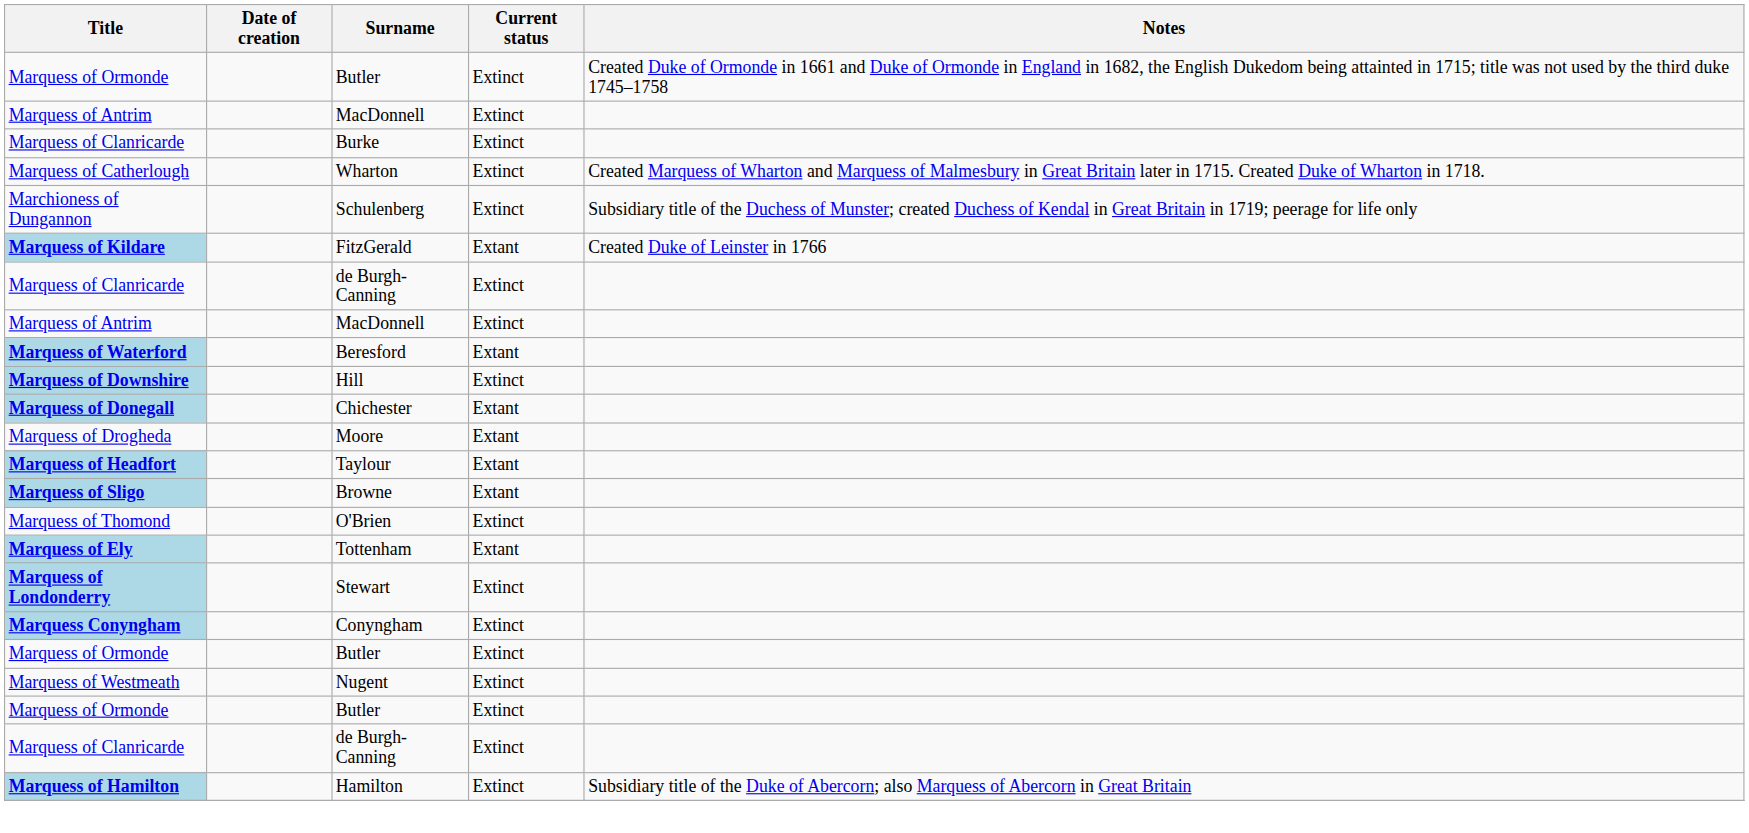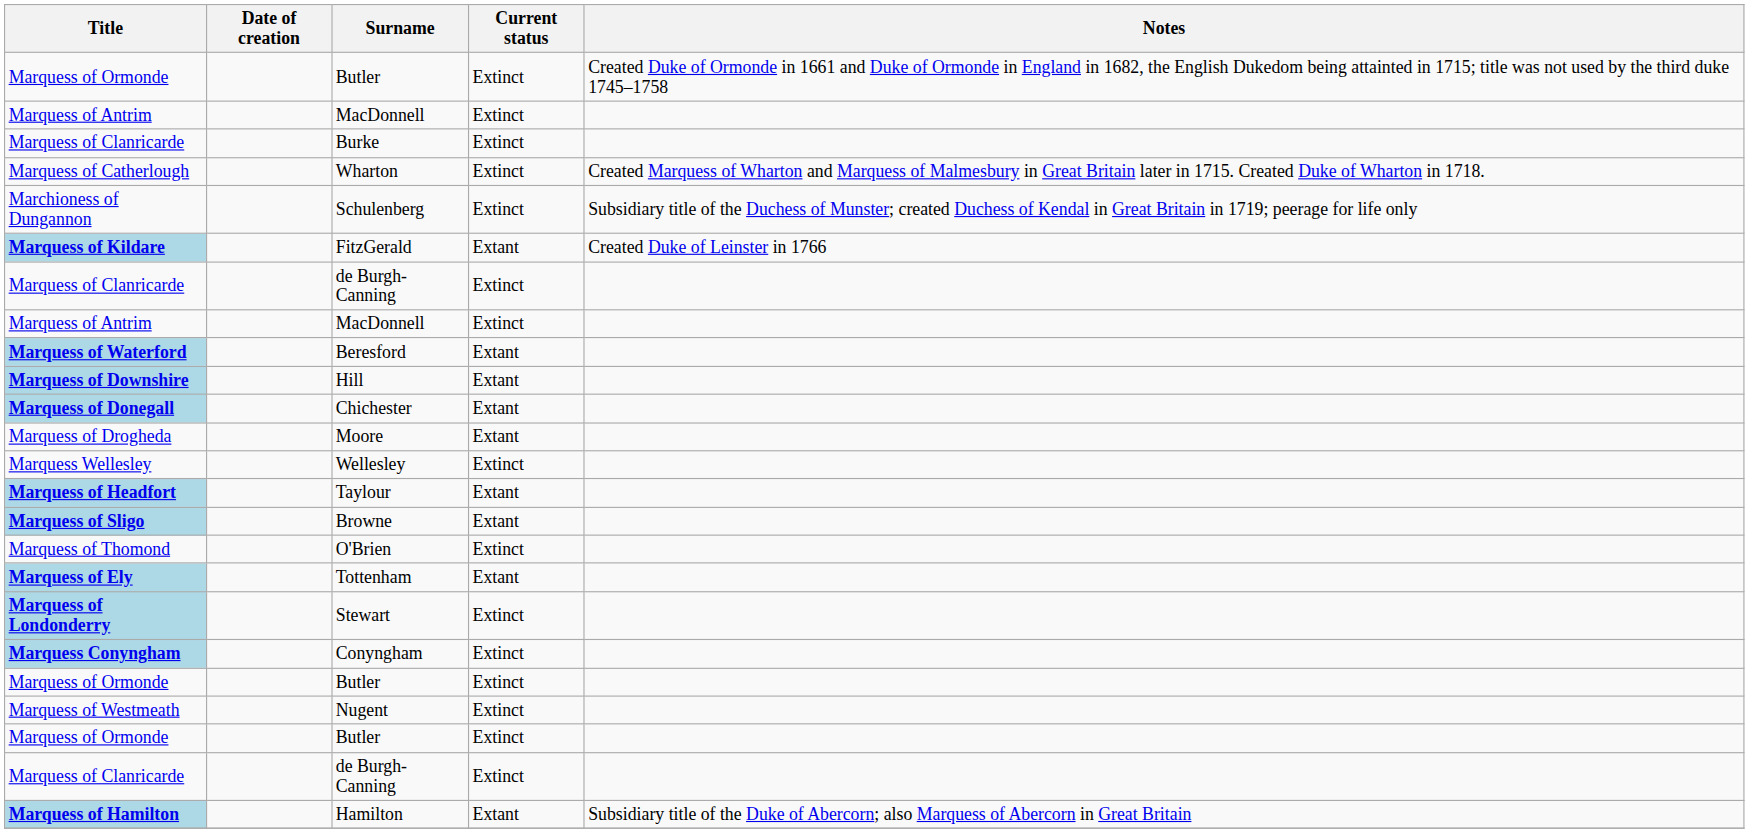(498, 380) Extinct -> (496, 380) Extant
+ row: (80, 464)
(498, 786) Extinct -> (496, 814) Extant
